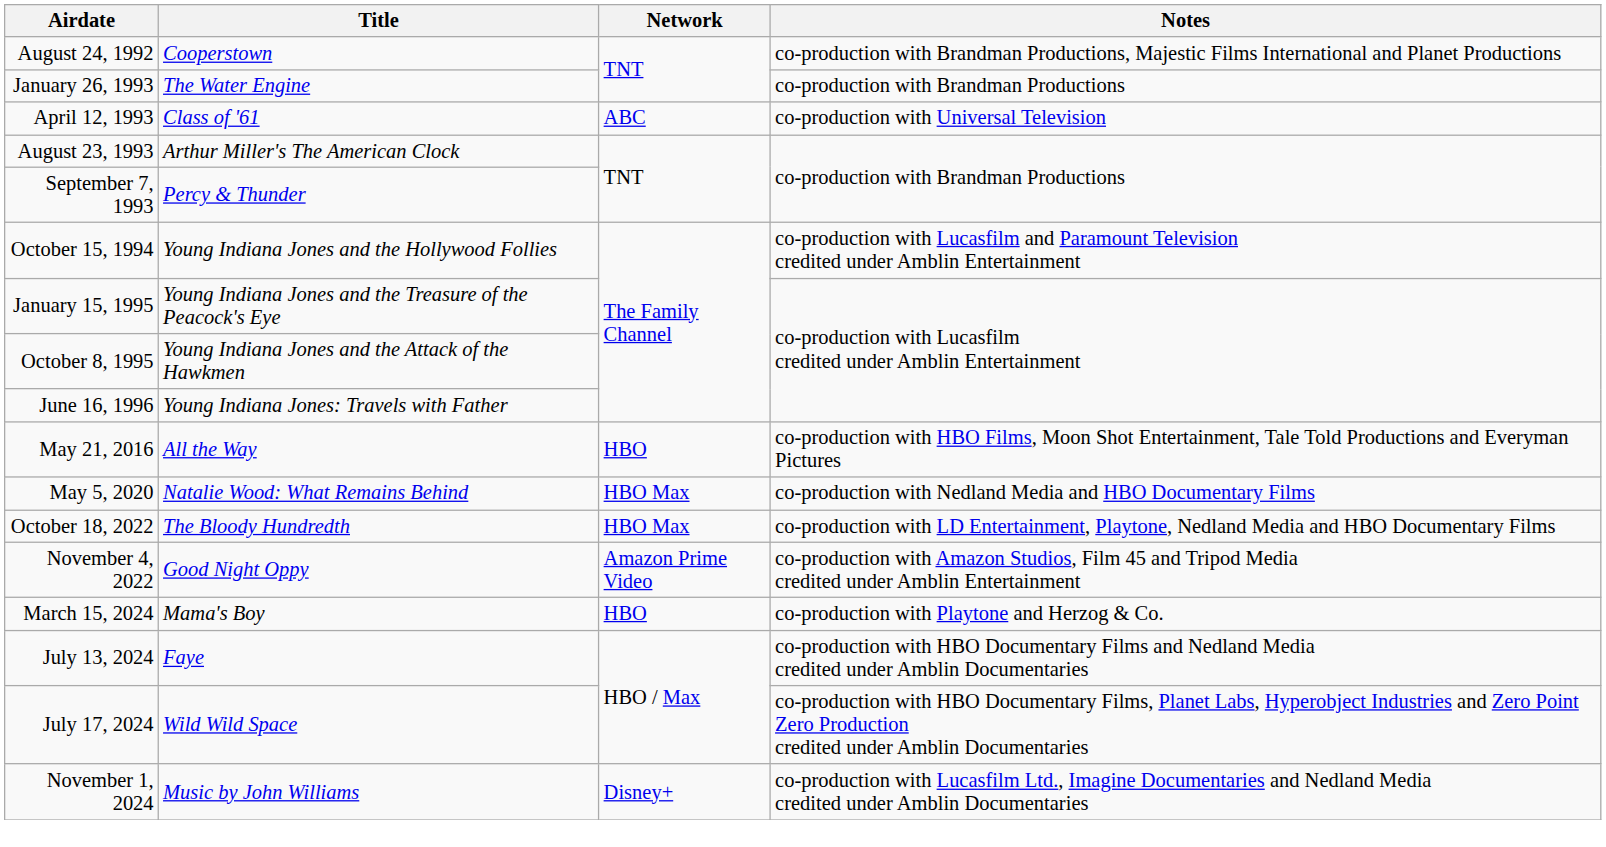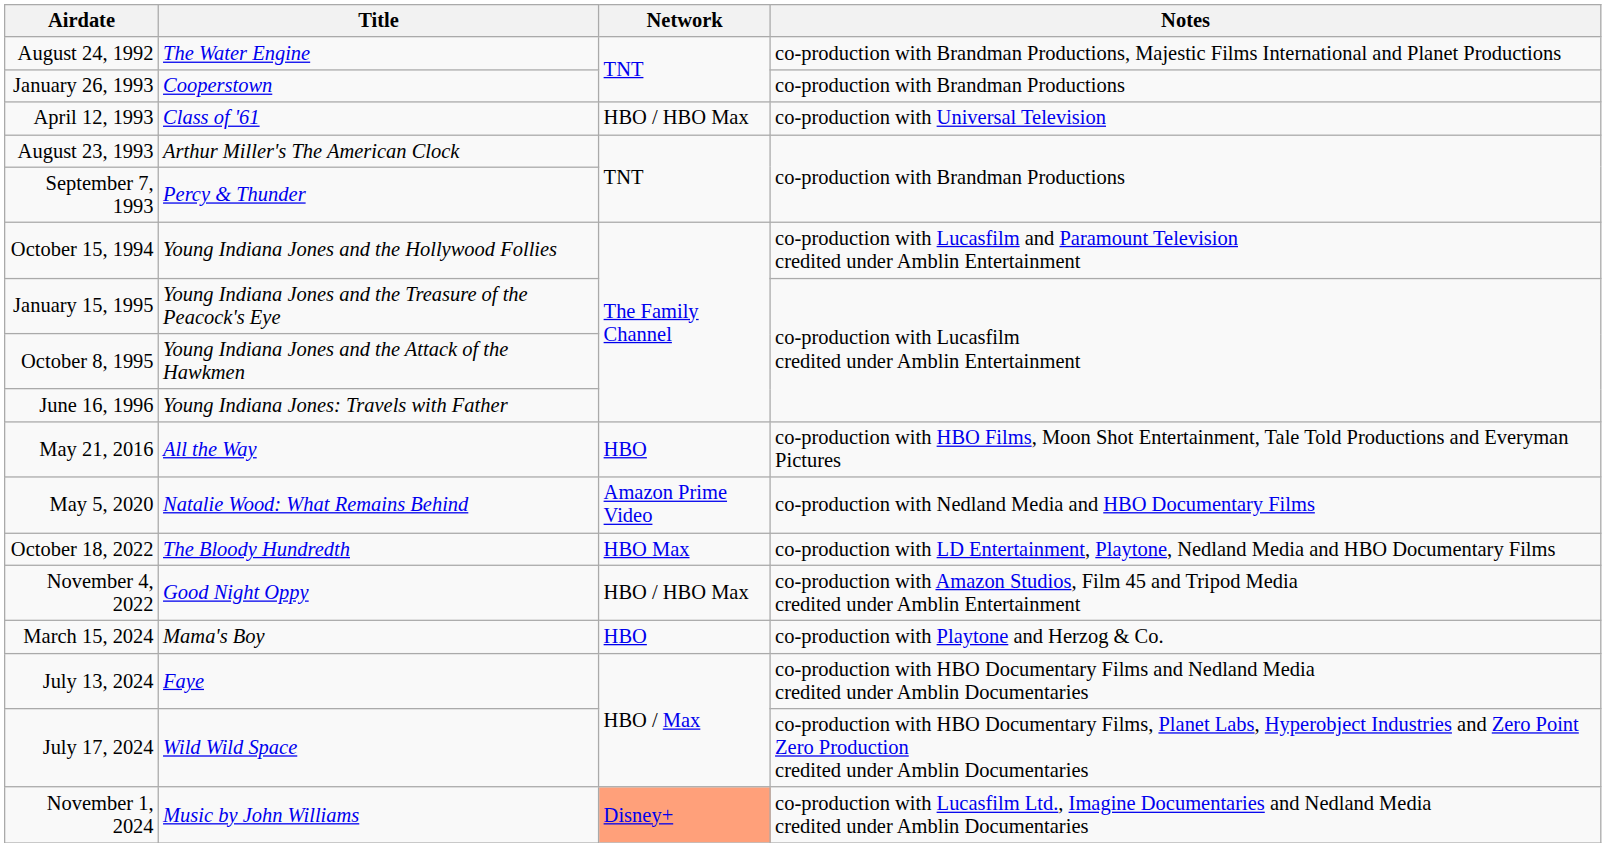(218, 53) Cooperstown -> (237, 53) The Water Engine
(237, 85) The Water Engine -> (218, 85) Cooperstown
(625, 118) ABC -> (676, 118) HBO / HBO Max
(647, 493) HBO Max -> (665, 504) Amazon Prime Video
(665, 569) Amazon Prime Video -> (676, 592) HBO / HBO Max
(638, 791) no background -> (638, 814) lightsalmon background
